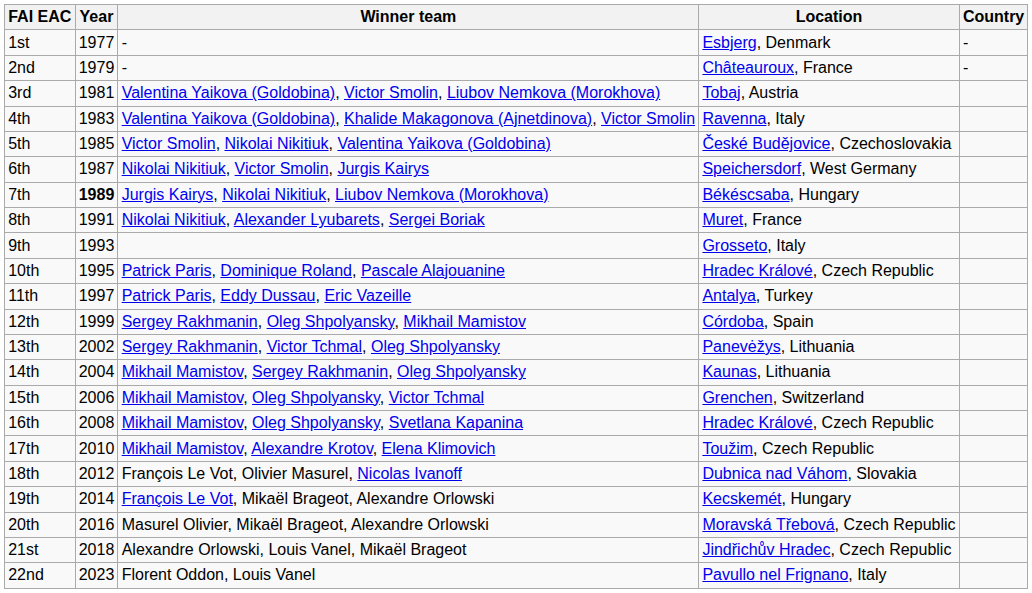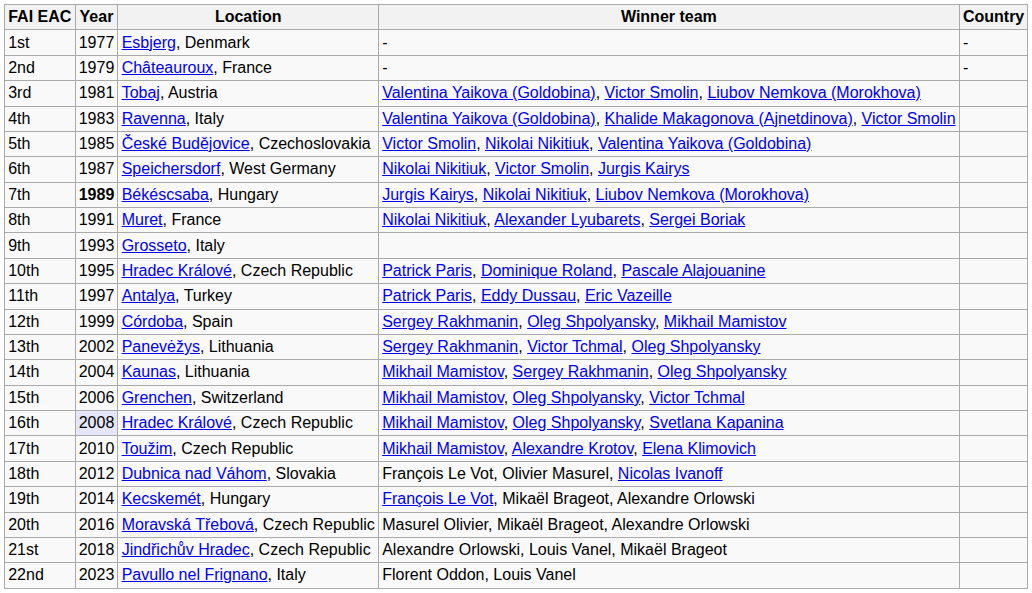columns swapped: (829, 17) <-> (408, 17)
(96, 423) no background -> (96, 423) lavender background
